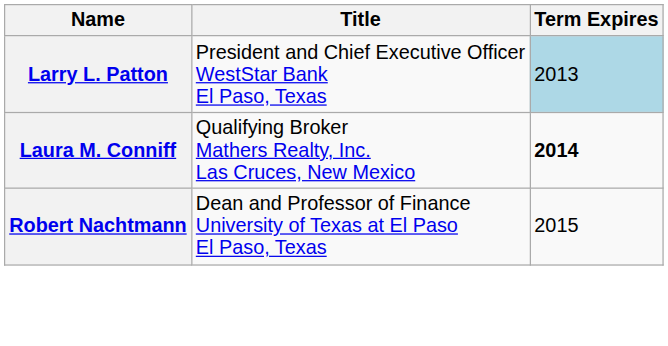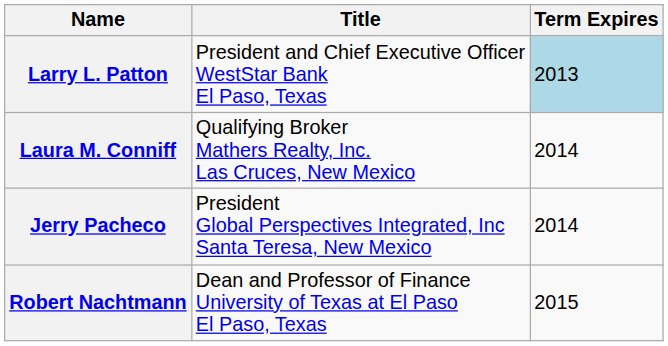(556, 150) bold -> (556, 150) normal
+ row: (98, 226)
